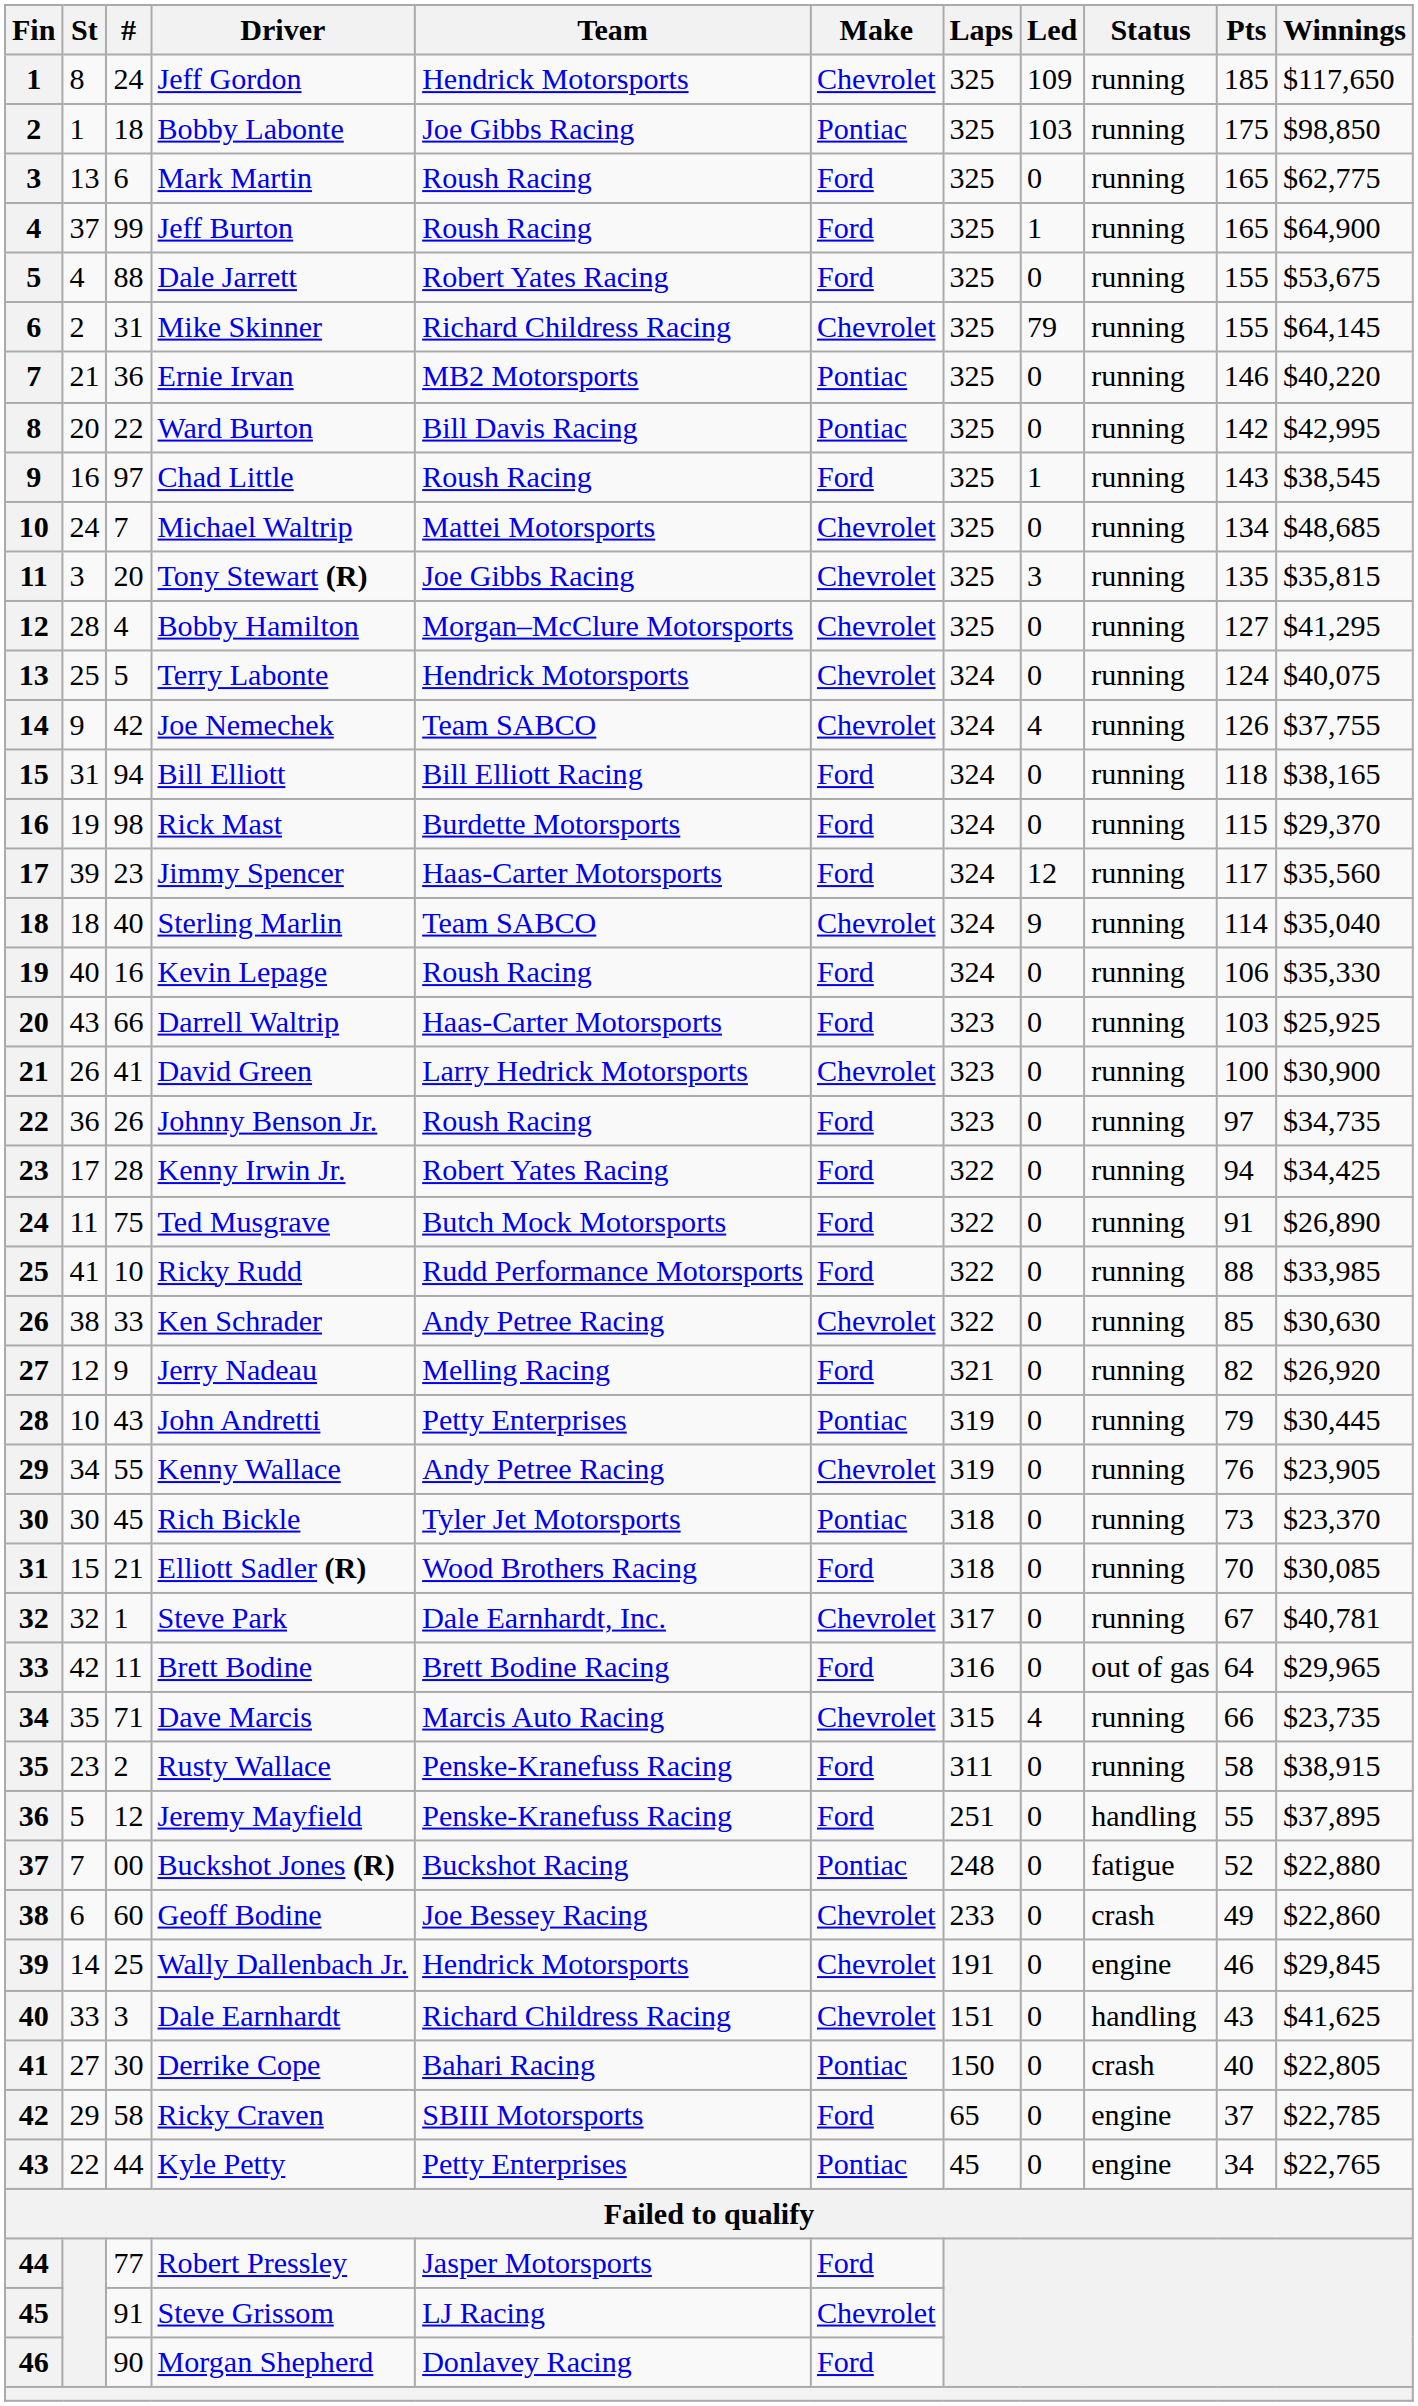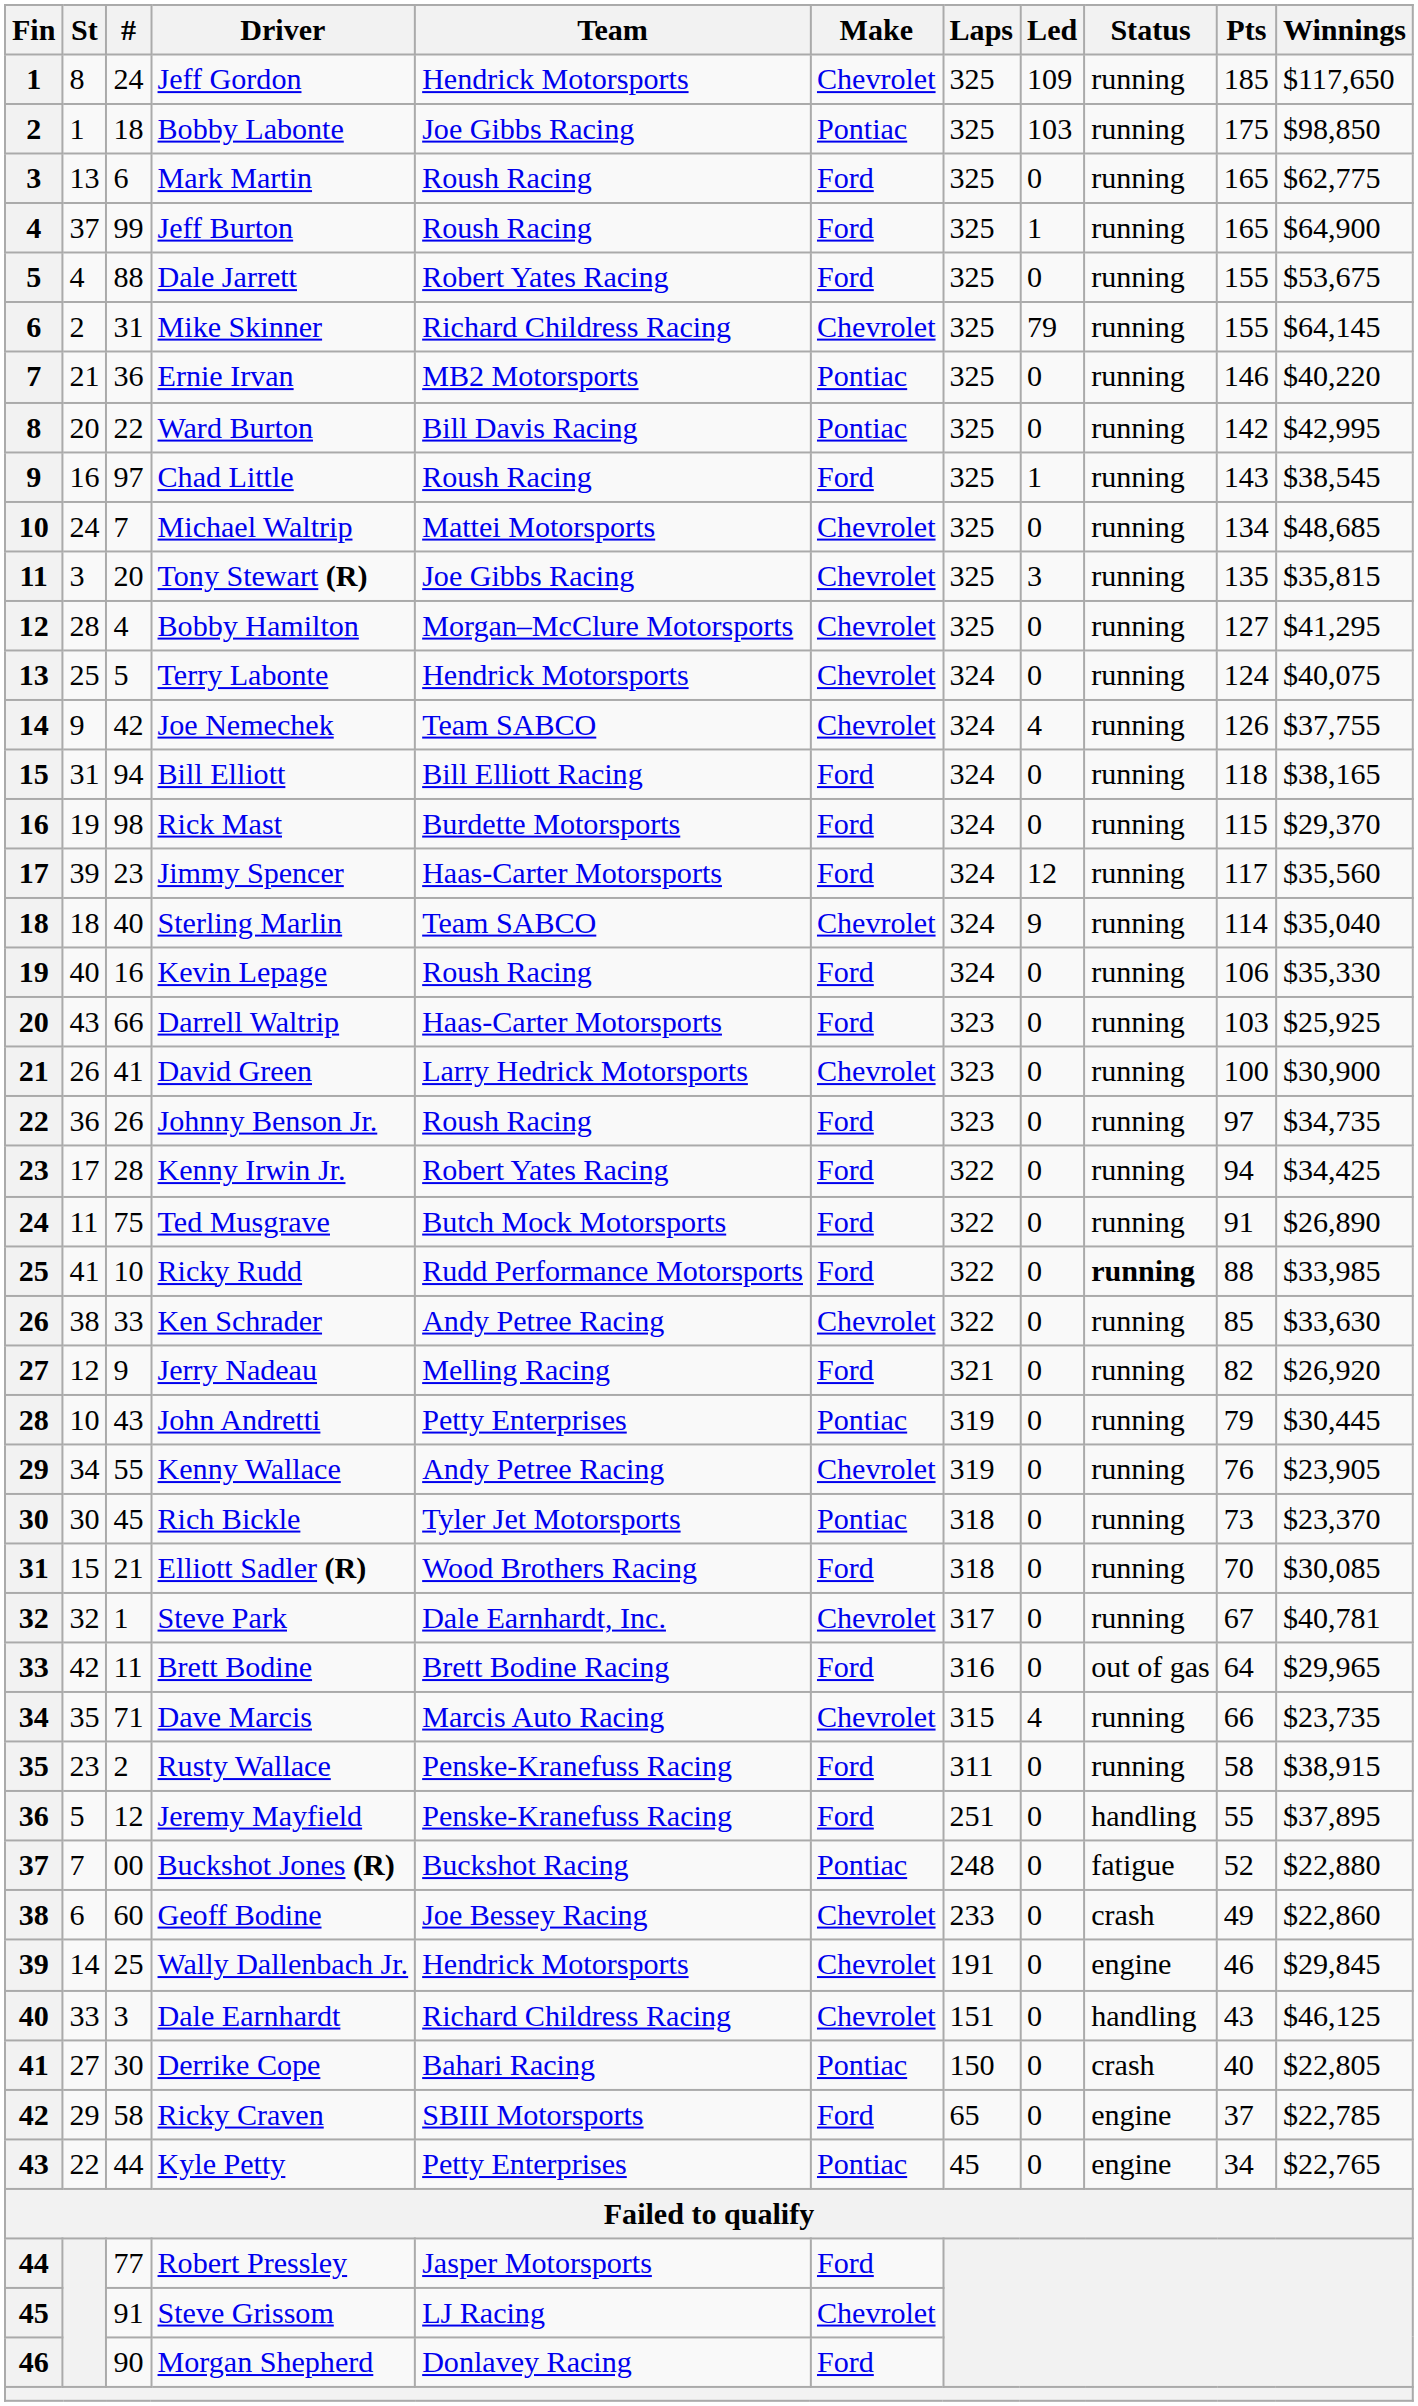(1138, 1270) normal -> (1143, 1270) bold
(1332, 1319) $30,630 -> (1332, 1319) $33,630
(1332, 2014) $41,625 -> (1332, 2014) $46,125
